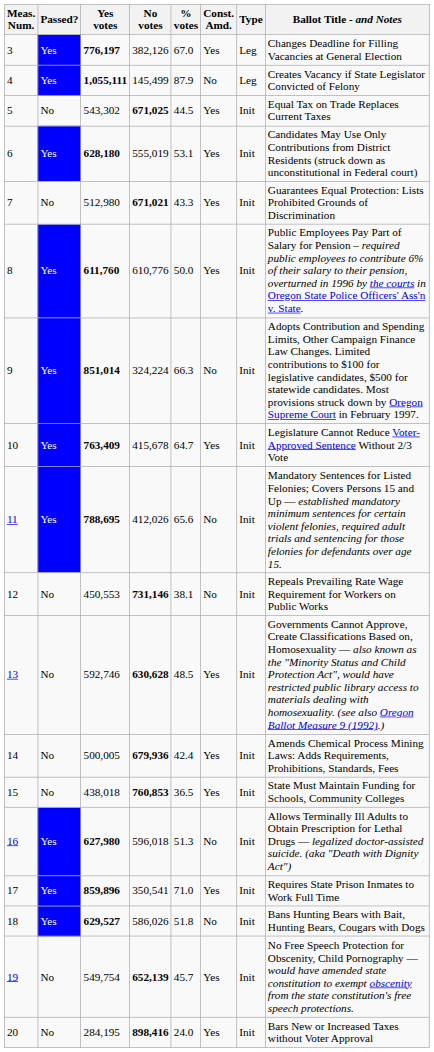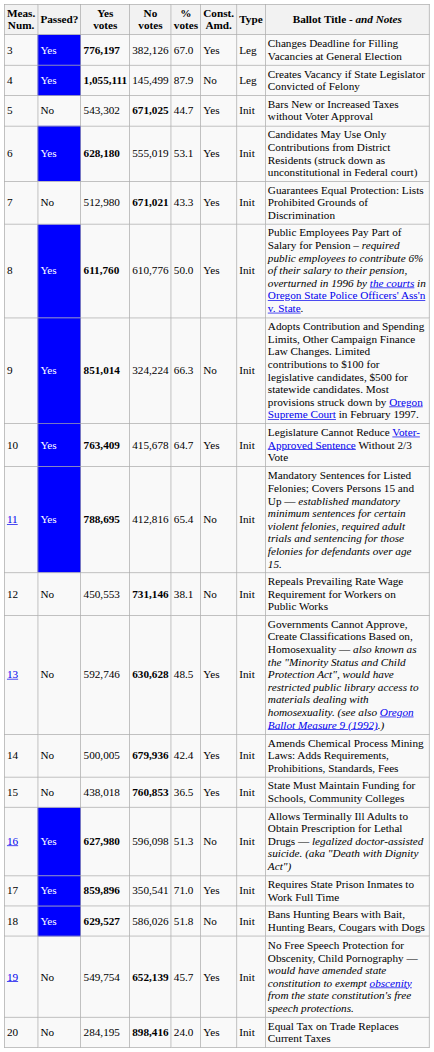(184, 110) 44.5 -> (184, 110) 44.7
(333, 110) Equal Tax on Trade Replaces Current Taxes -> (333, 110) Bars New or Increased Taxes without Voter Approval
(150, 519) 412,026 -> (150, 519) 412,816
(184, 519) 65.6 -> (184, 519) 65.4
(150, 841) 596,018 -> (150, 841) 596,098
(333, 1032) Bars New or Increased Taxes without Voter Approval -> (333, 1032) Equal Tax on Trade Replaces Current Taxes
